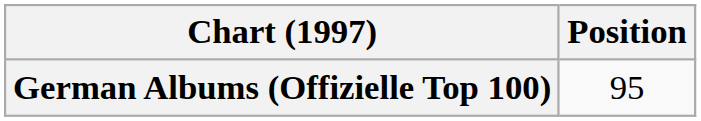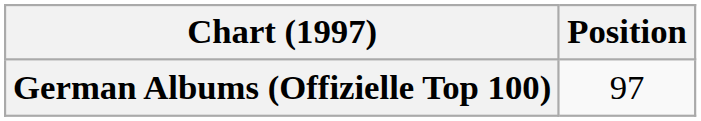(627, 87) 95 -> (627, 87) 97
